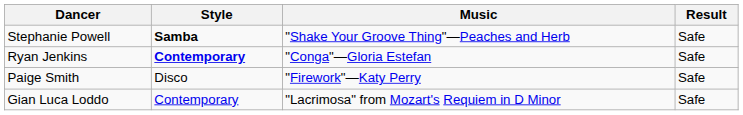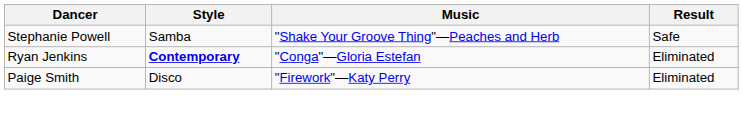(176, 36) bold -> (170, 36) normal
(692, 57) Safe -> (683, 57) Eliminated
(692, 78) Safe -> (683, 78) Eliminated
- row: (58, 99)
